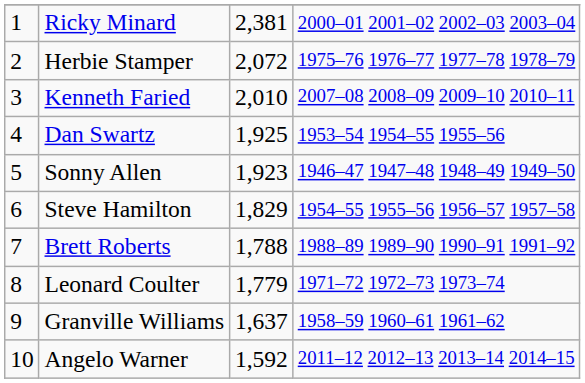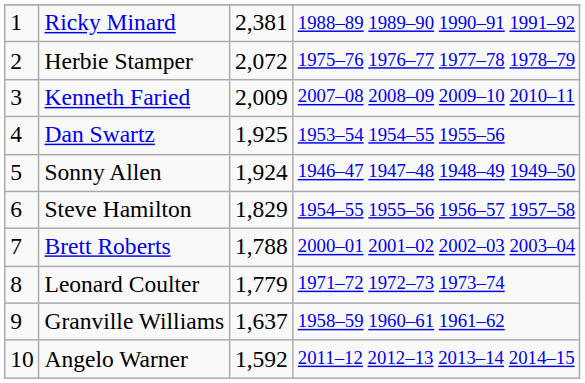(437, 23) 2000–01 2001–02 2002–03 2003–04 -> (437, 23) 1988–89 1989–90 1990–91 1991–92
(261, 97) 2,010 -> (261, 97) 2,009
(261, 172) 1,923 -> (261, 172) 1,924
(437, 246) 1988–89 1989–90 1990–91 1991–92 -> (437, 246) 2000–01 2001–02 2002–03 2003–04
